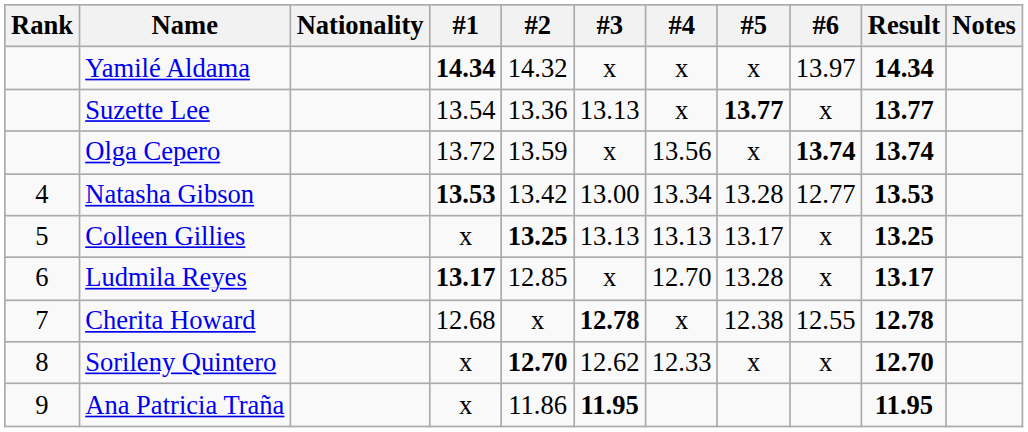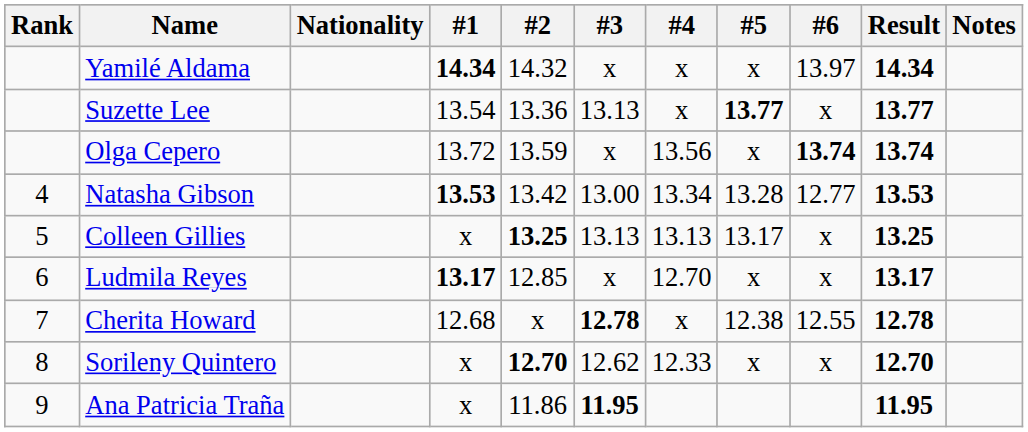(754, 278) 13.28 -> (754, 278) x
